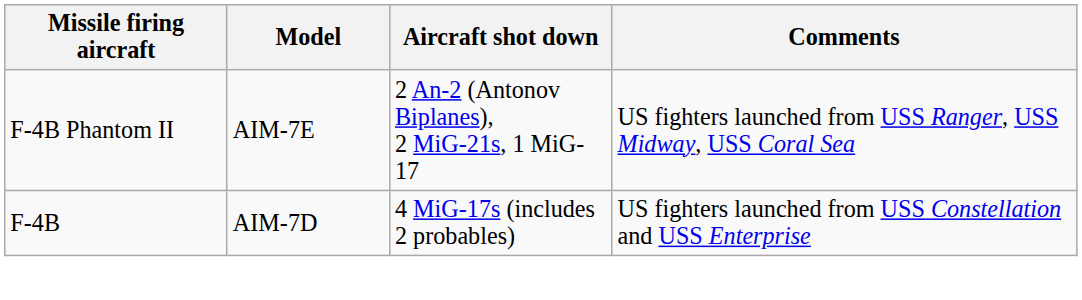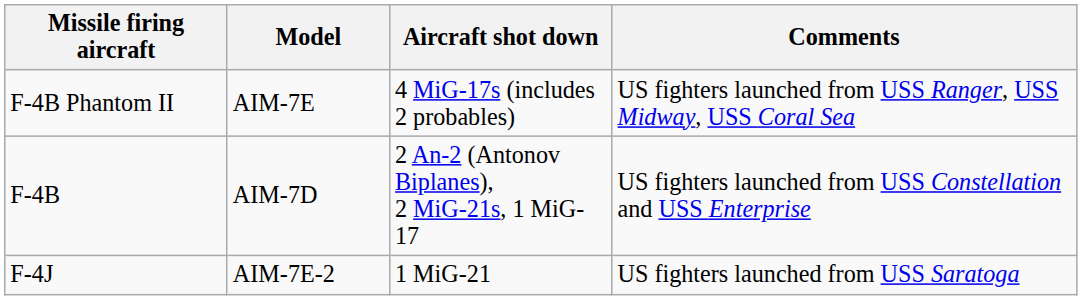(490, 129) 2 An-2 (Antonov Biplanes), 2 MiG-21s, 1 MiG-17 -> (495, 102) 4 MiG-17s (includes 2 probables)
(495, 222) 4 MiG-17s (includes 2 probables) -> (490, 195) 2 An-2 (Antonov Biplanes), 2 MiG-21s, 1 MiG-17
+ row: (32, 274)
